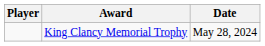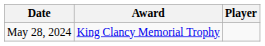columns swapped: (23, 13) <-> (225, 13)
